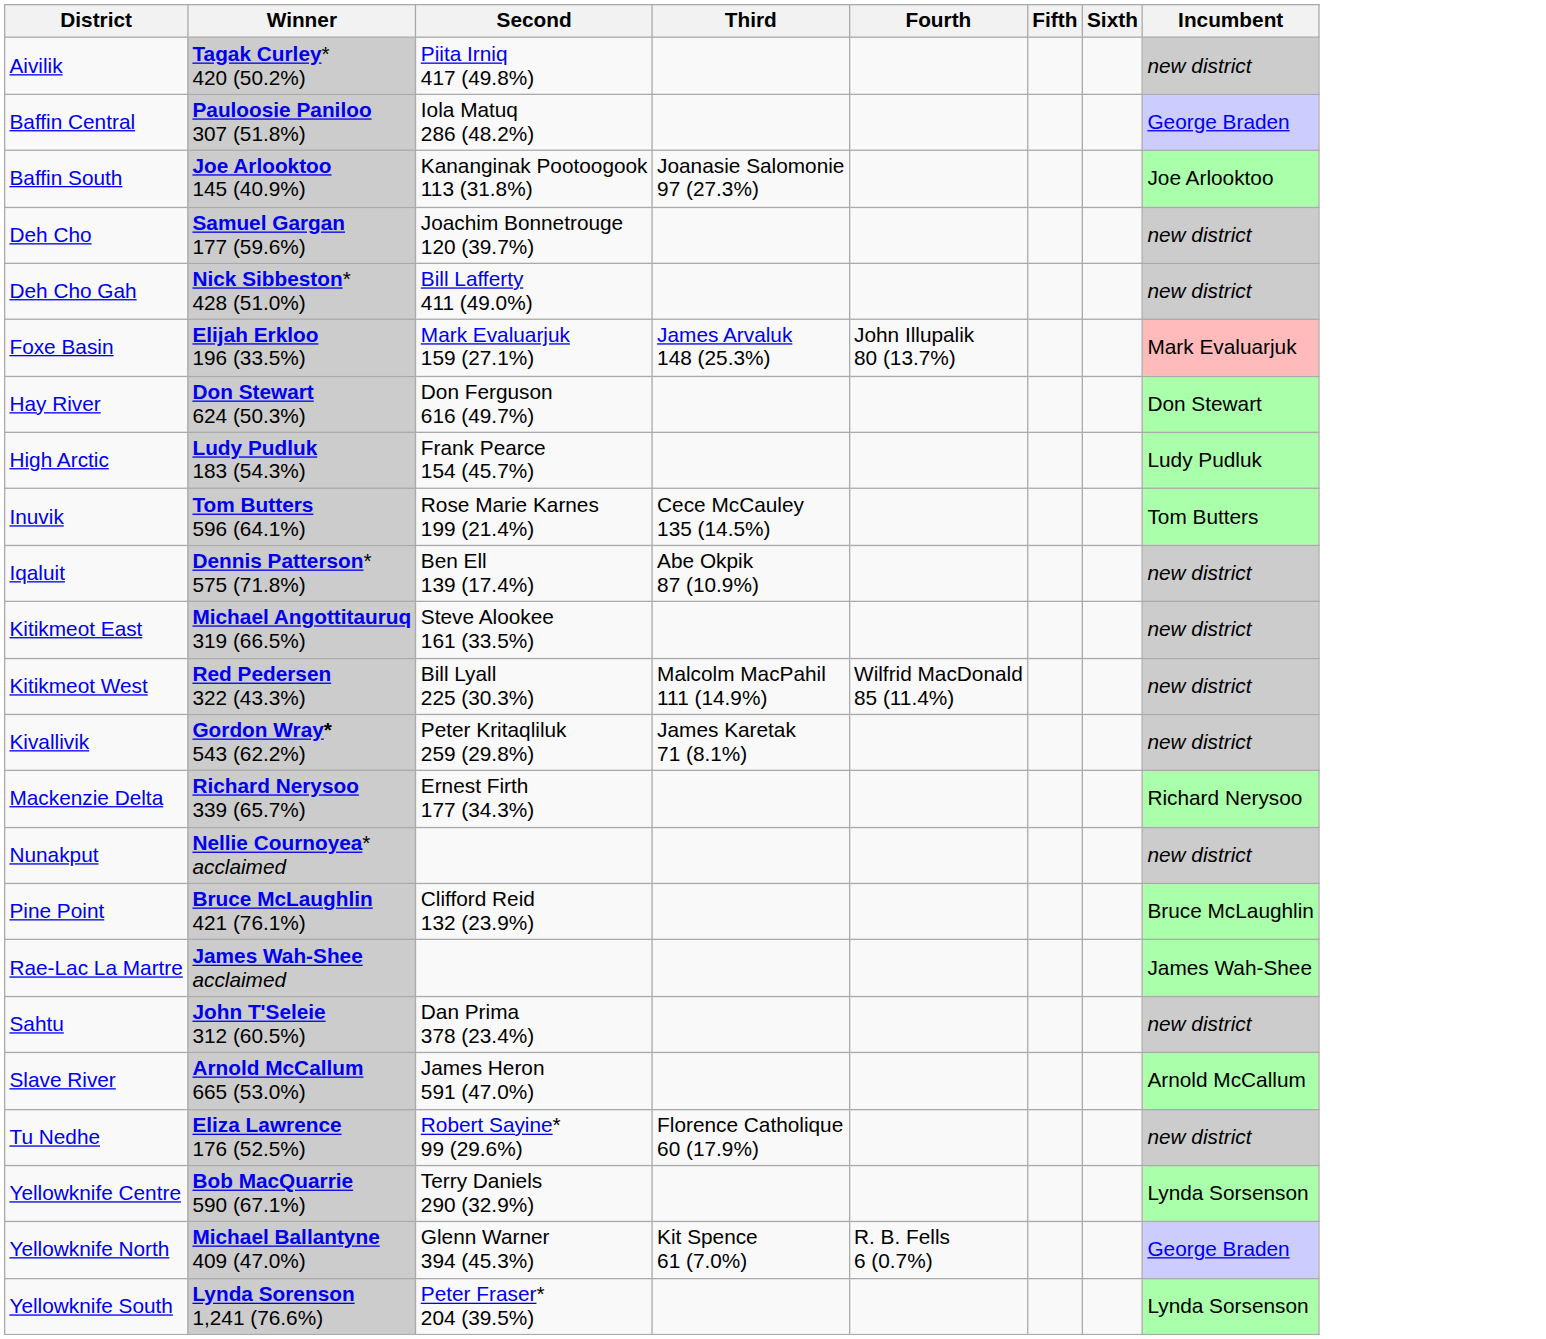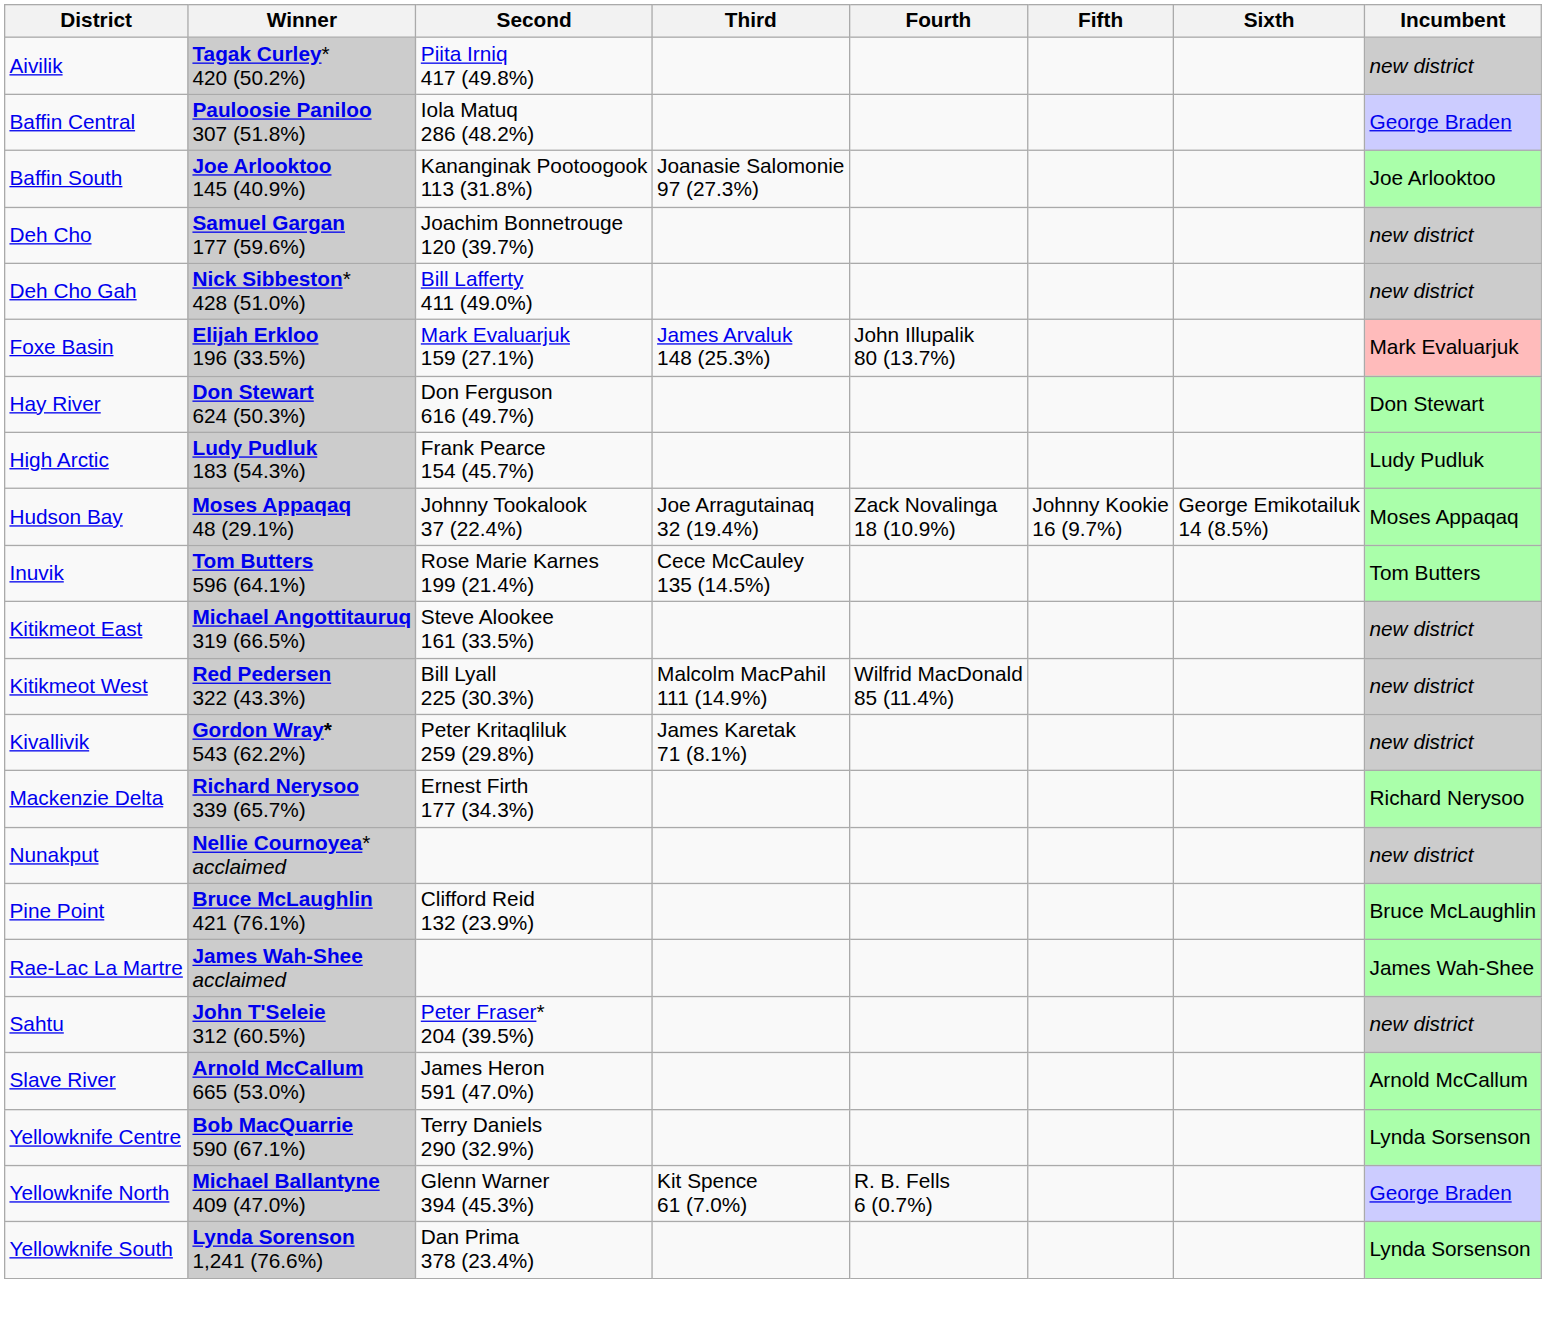+ row: (66, 516)
- row: (37, 573)
(477, 1024) Dan Prima 378 (23.4%) -> (483, 1024) Peter Fraser* 204 (39.5%)
- row: (55, 1137)
(483, 1306) Peter Fraser* 204 (39.5%) -> (477, 1249) Dan Prima 378 (23.4%)
